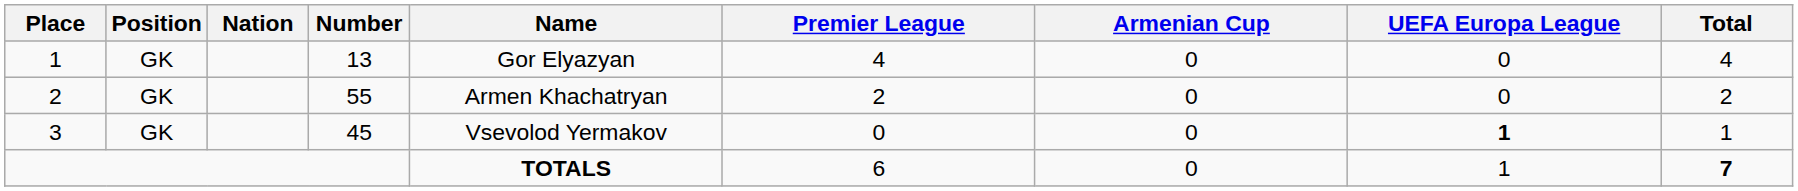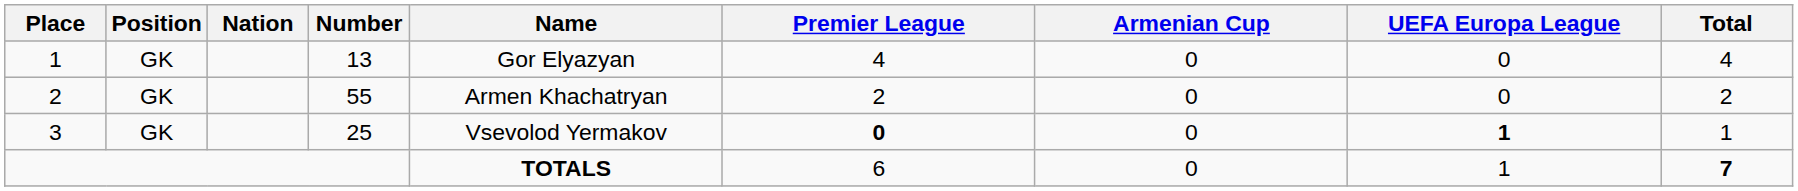(359, 132) 45 -> (359, 132) 25
(879, 132) normal -> (879, 132) bold
